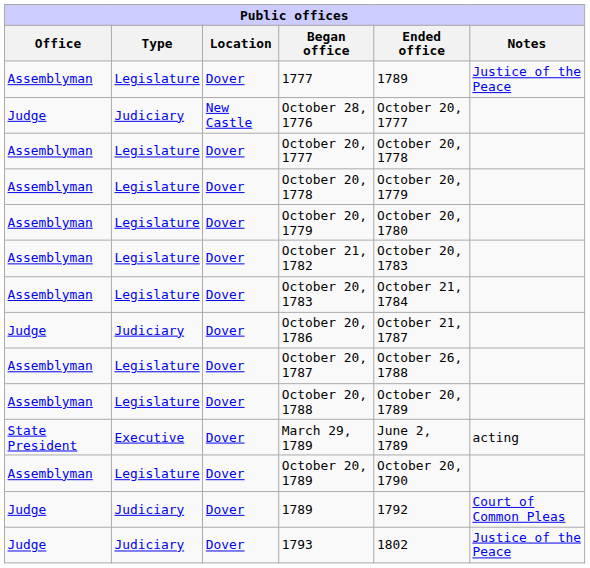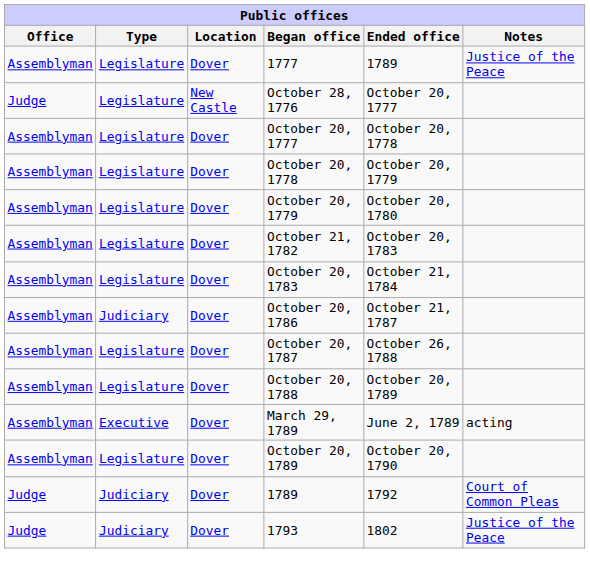(149, 115) Judiciary -> (142, 100) Legislature
(27, 330) Judge -> (50, 315) Assemblyman
(42, 437) State President -> (50, 423) Assemblyman
